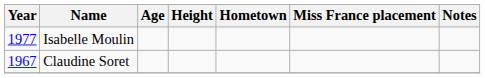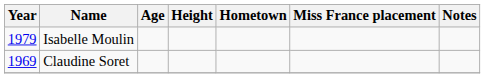(22, 38) 1977 -> (22, 38) 1979
(22, 61) 1967 -> (22, 61) 1969
